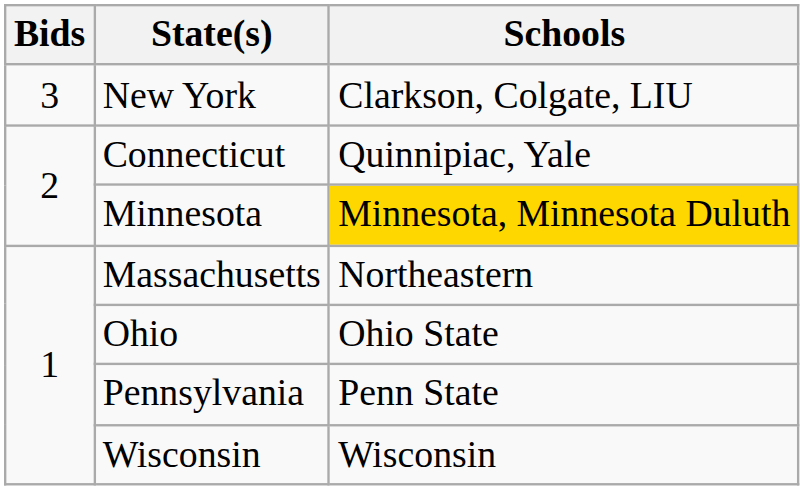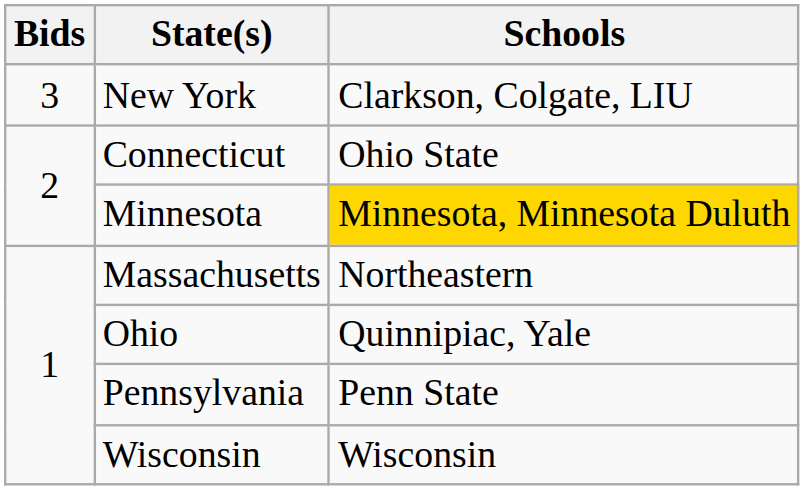(465, 154) Quinnipiac, Yale -> (418, 154) Ohio State
(418, 333) Ohio State -> (465, 333) Quinnipiac, Yale
